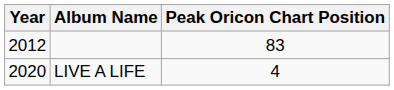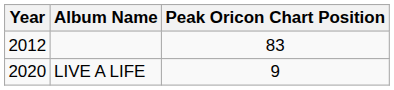(275, 71) 4 -> (275, 71) 9
